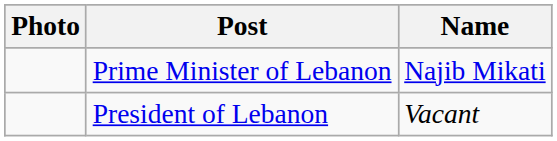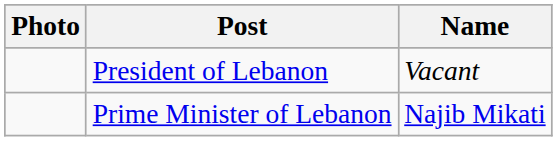rows swapped: (210, 113) <-> (242, 69)
